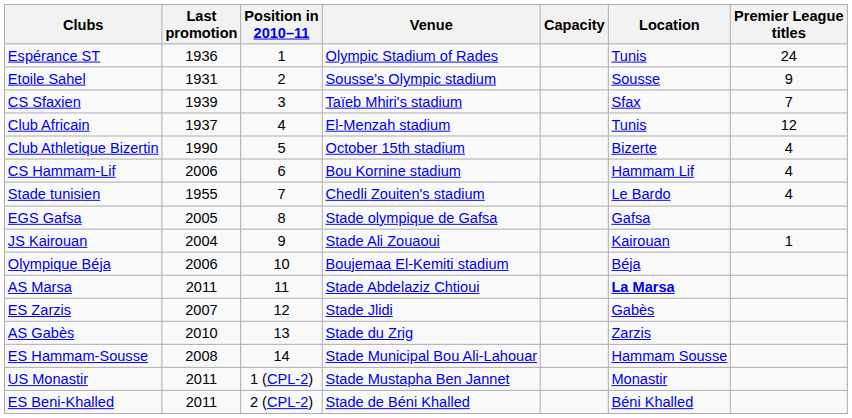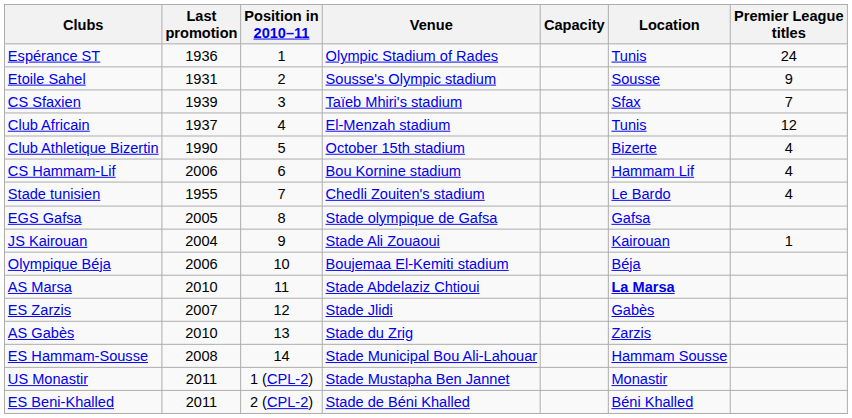(201, 287) 2011 -> (201, 287) 2010
